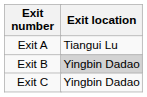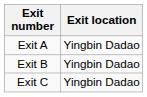(91, 45) Tiangui Lu -> (102, 45) Yingbin Dadao
(102, 63) lightgrey background -> (102, 63) no background
